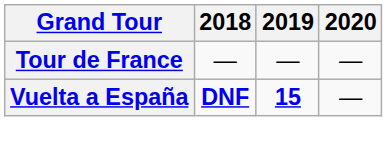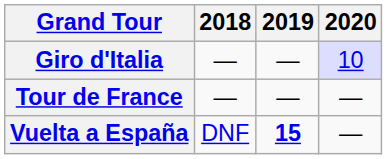+ row: (99, 60)
(225, 97) bold -> (225, 134) normal
